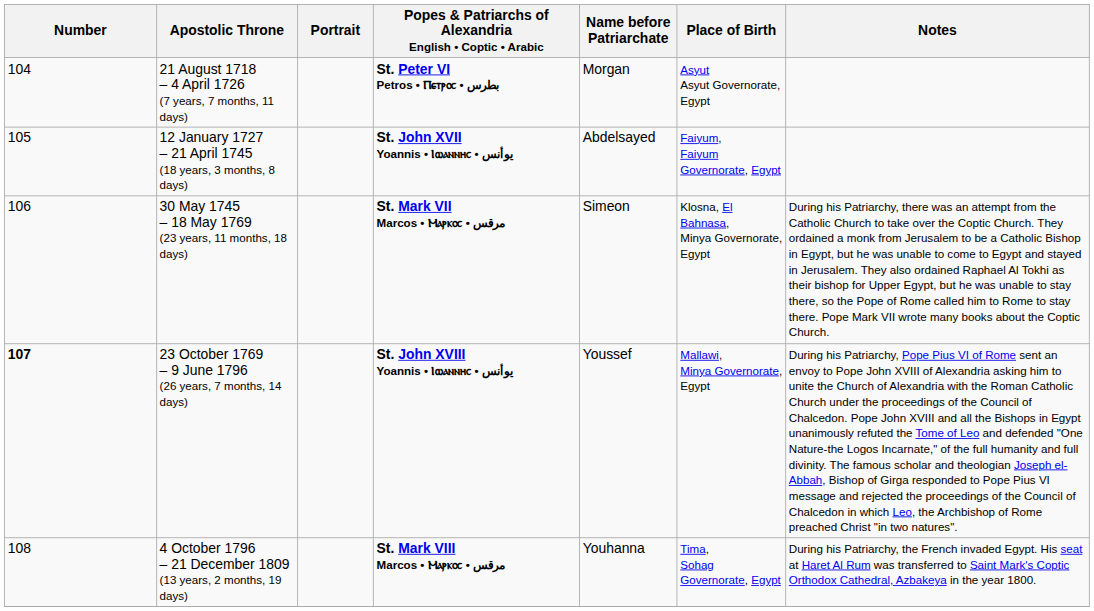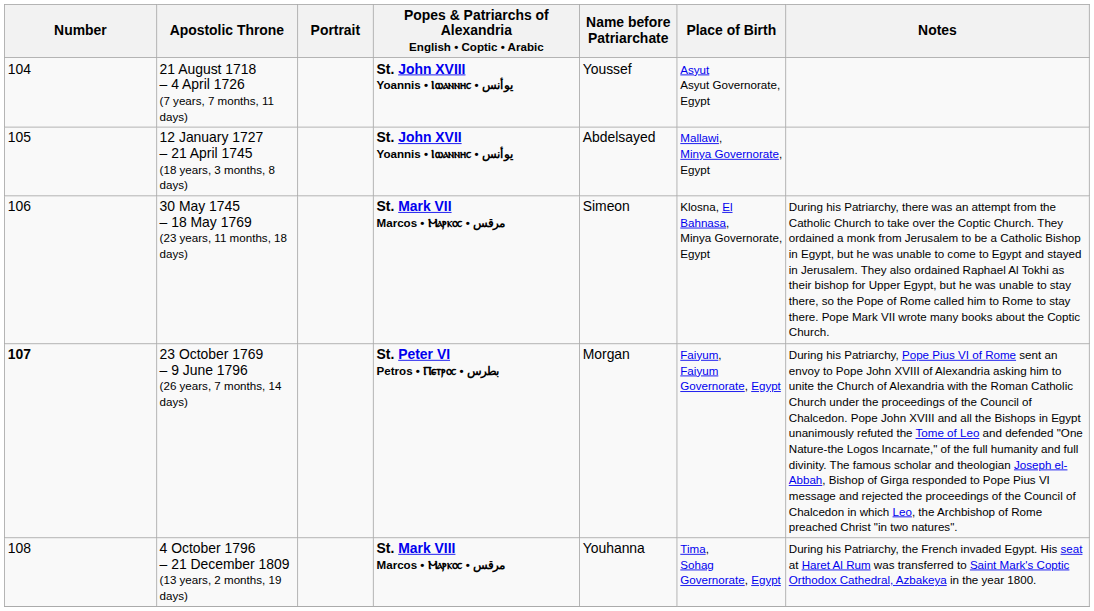(438, 76) St. Peter VI Petros • Ⲡⲉⲧⲣⲟⲥ • بطرس -> (445, 76) St. John XVIII Yoannis • Ⲓⲱⲁⲛⲛⲏⲥ • يوأنس
(606, 68) Morgan -> (607, 68) Youssef
(731, 154) Faiyum, Faiyum Governorate, Egypt -> (731, 154) Mallawi, Minya Governorate, Egypt
(445, 362) St. John XVIII Yoannis • Ⲓⲱⲁⲛⲛⲏⲥ • يوأنس -> (438, 362) St. Peter VI Petros • Ⲡⲉⲧⲣⲟⲥ • بطرس
(607, 354) Youssef -> (606, 354) Morgan
(731, 370) Mallawi, Minya Governorate, Egypt -> (731, 370) Faiyum, Faiyum Governorate, Egypt
